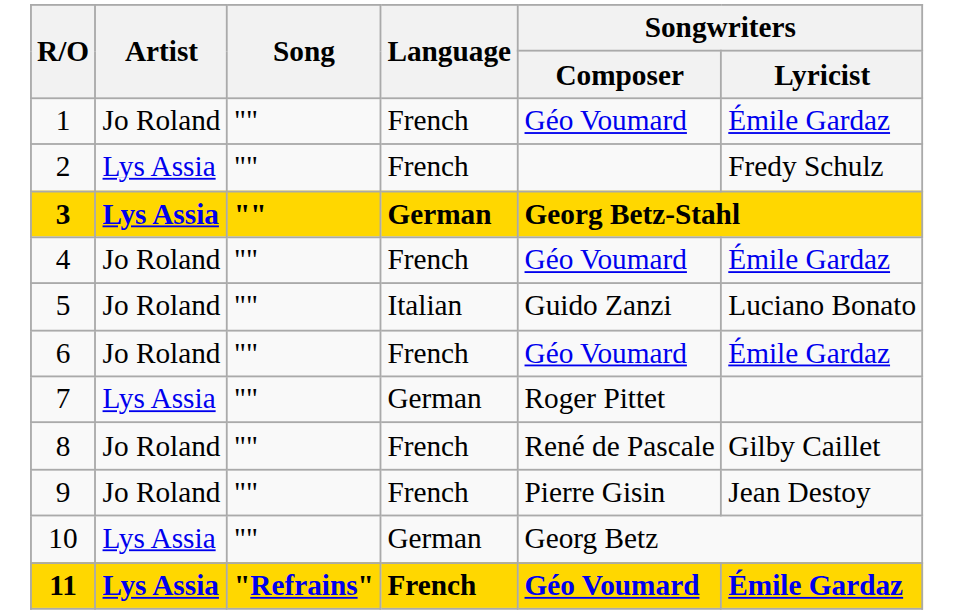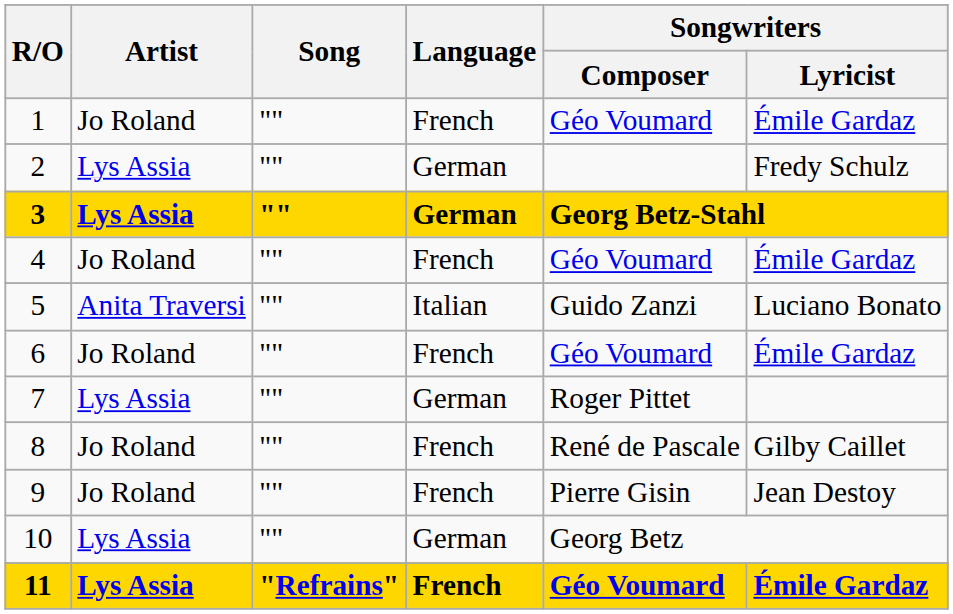(428, 167) French -> (460, 167) German
(162, 306) Jo Roland -> (162, 306) Anita Traversi
